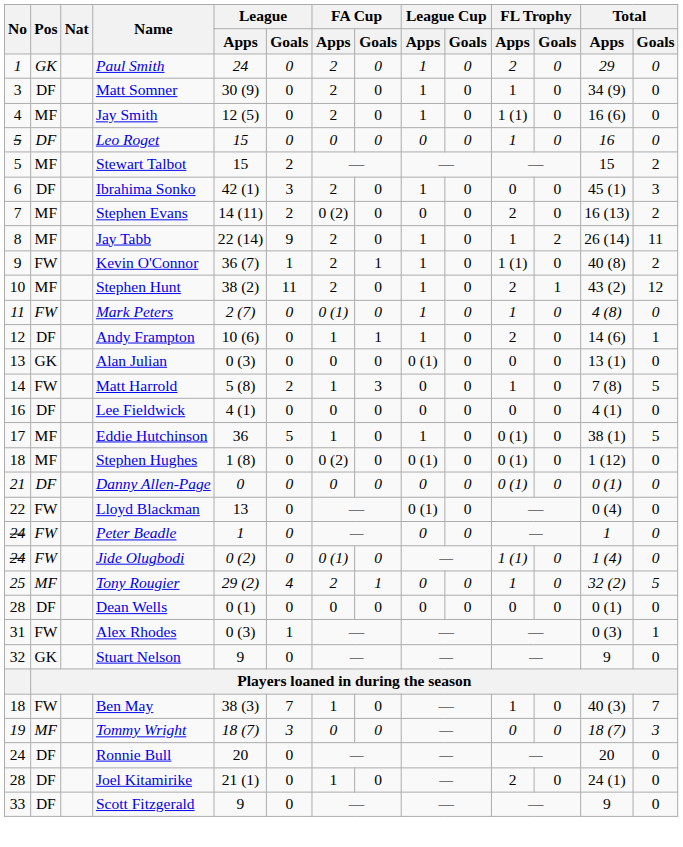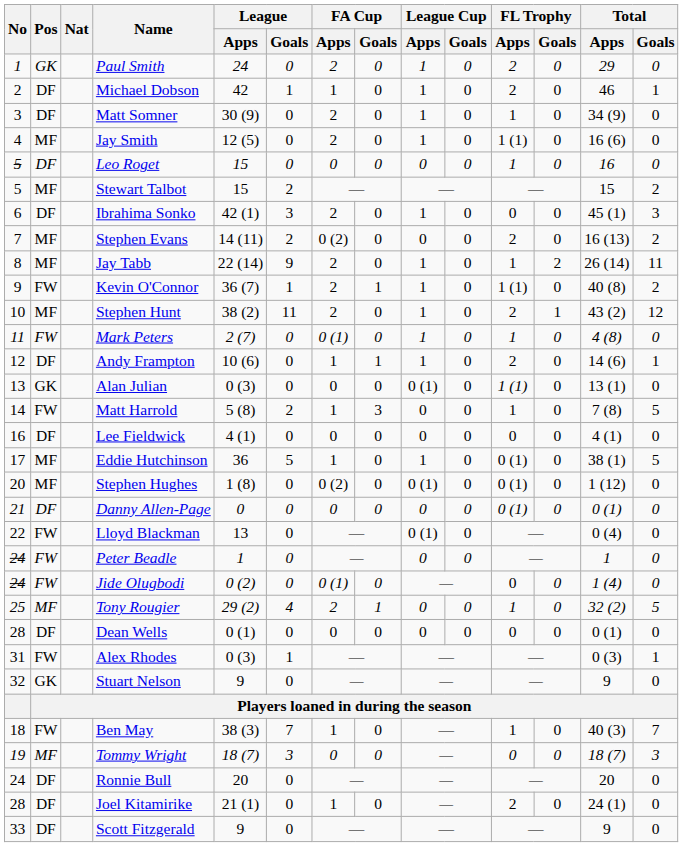+ row: (147, 90)
(513, 361) 0 -> (513, 386) 1 (1)
(18, 459) 18 -> (18, 484) 20
(513, 558) 1 (1) -> (513, 582) 0
